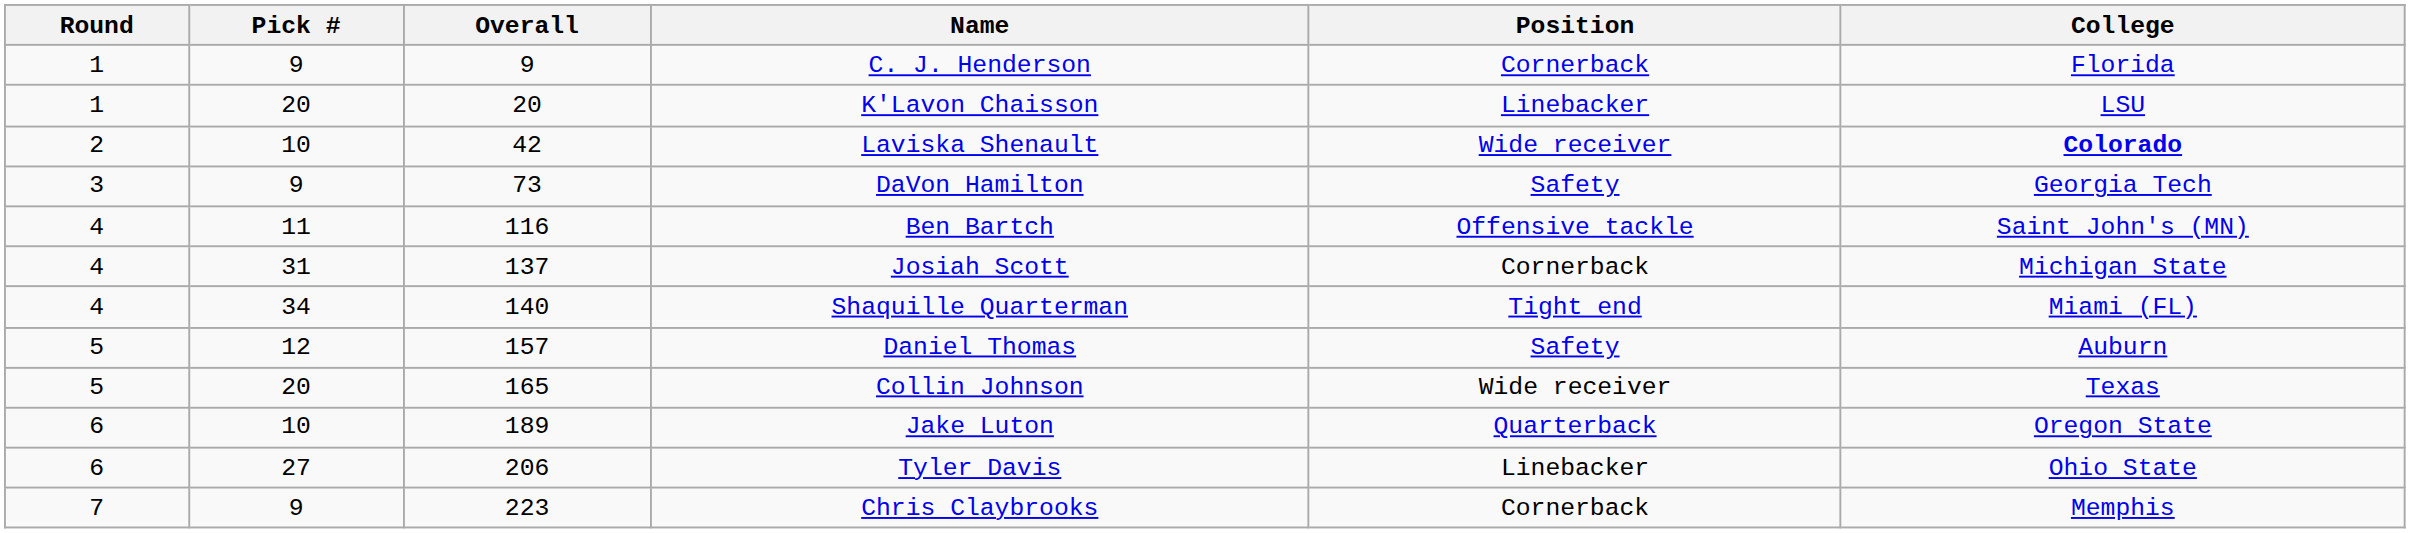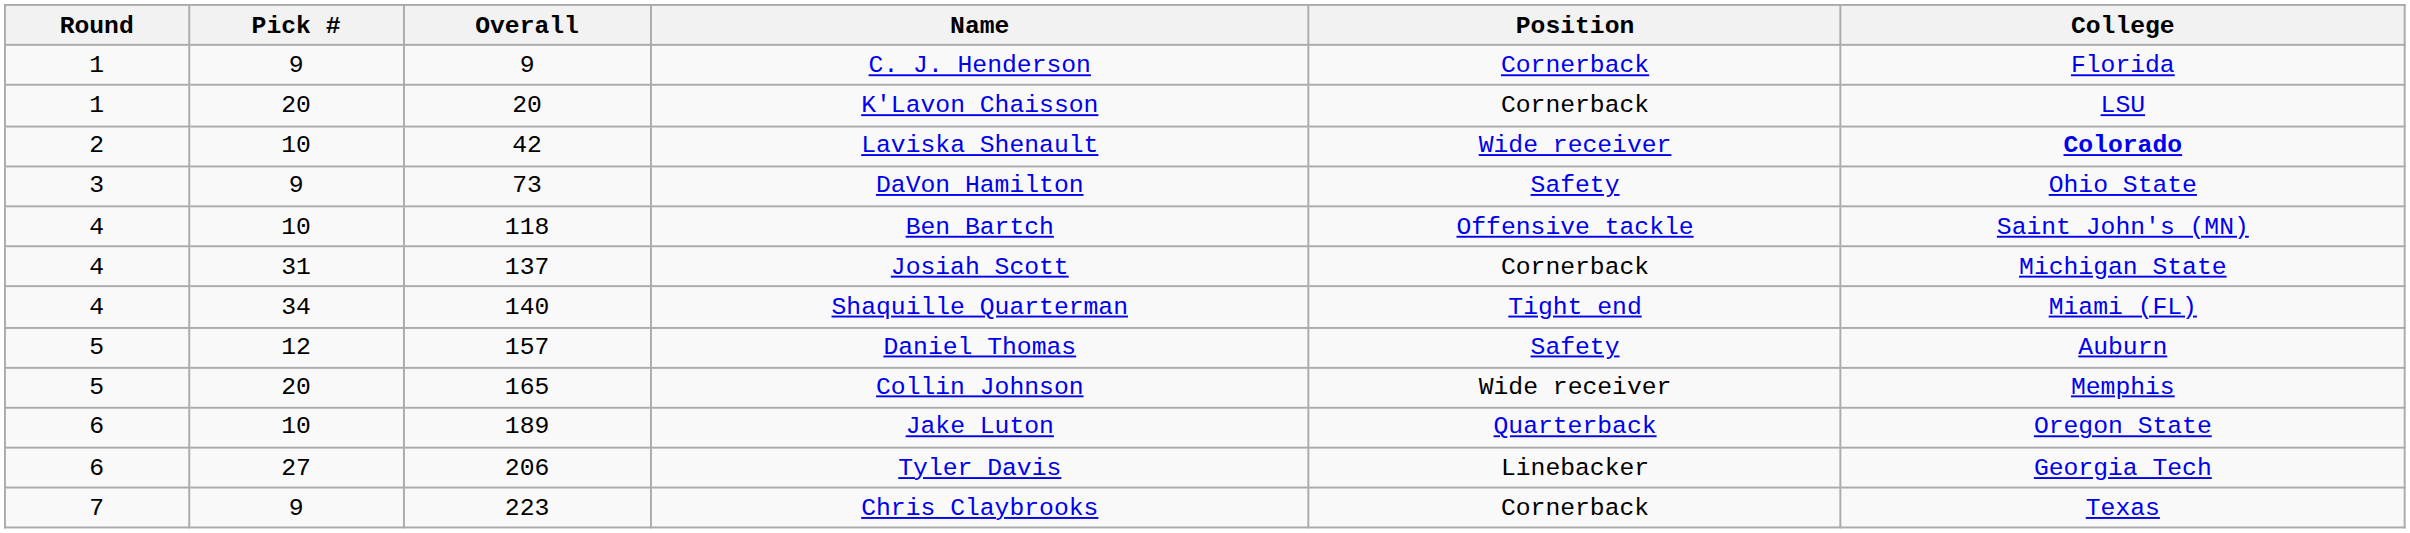(1575, 106) Linebacker -> (1575, 106) Cornerback
(2123, 186) Georgia Tech -> (2123, 186) Ohio State
(296, 226) 11 -> (296, 226) 10
(527, 226) 116 -> (527, 226) 118
(2123, 387) Texas -> (2123, 387) Memphis
(2123, 468) Ohio State -> (2123, 468) Georgia Tech
(2123, 508) Memphis -> (2123, 508) Texas
